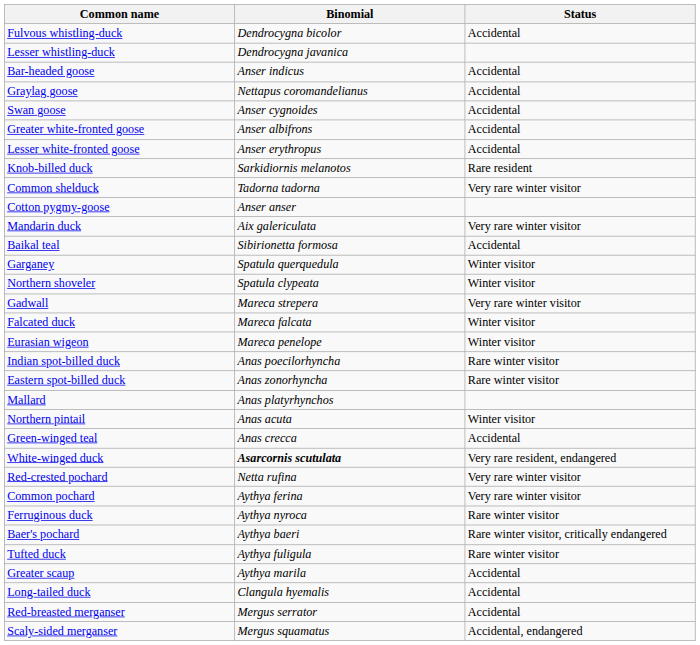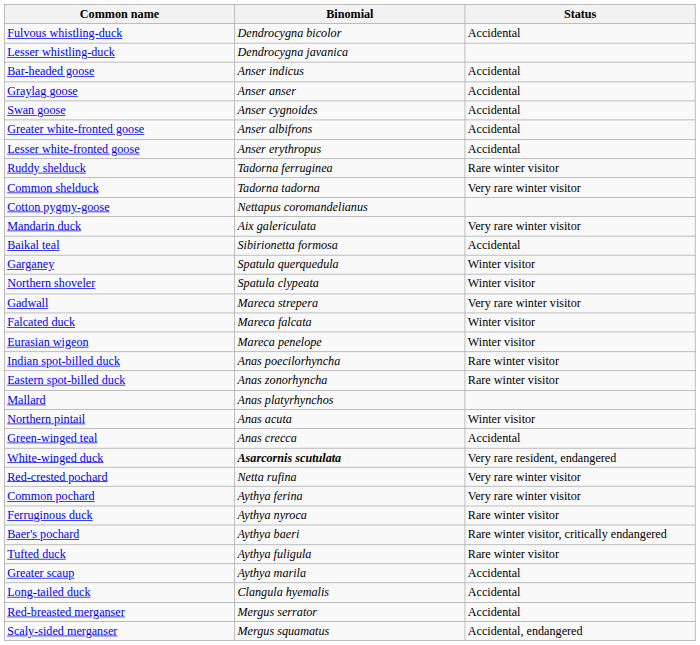(303, 91) Nettapus coromandelianus -> (267, 91) Anser anser
- row: (50, 168)
+ row: (47, 168)
(267, 206) Anser anser -> (303, 206) Nettapus coromandelianus
